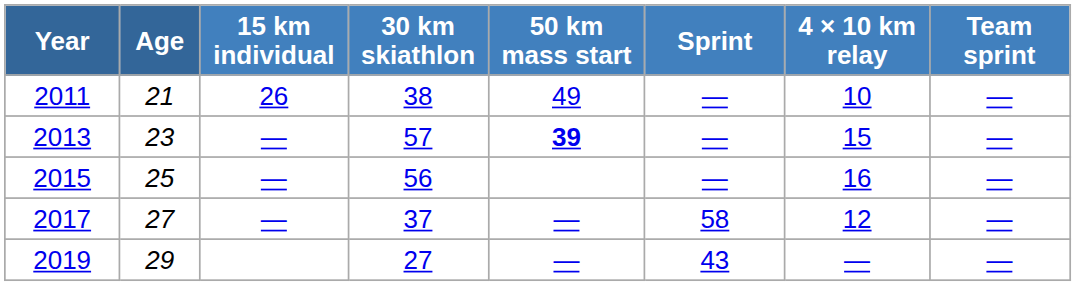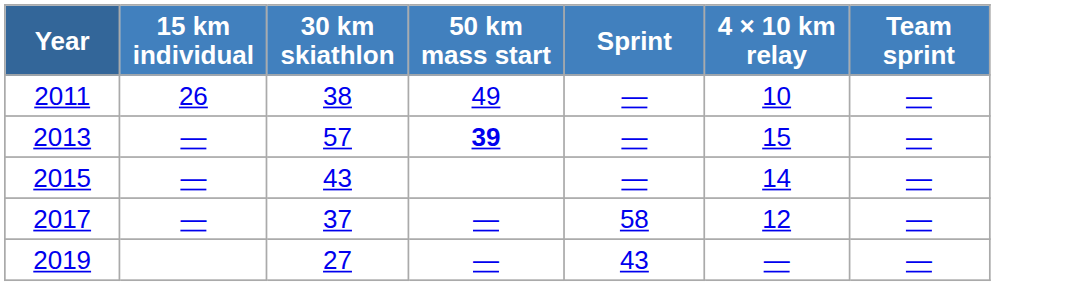- column: (160, 40)
(418, 178) 56 -> (338, 178) 43
(857, 178) 16 -> (777, 178) 14
